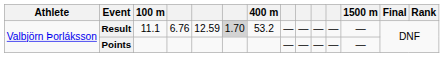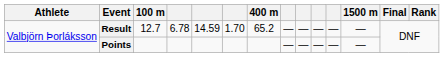(150, 29) 11.1 -> (150, 29) 12.7
(180, 29) 6.76 -> (180, 29) 6.78
(207, 29) 12.59 -> (207, 29) 14.59
(235, 29) lightgrey background -> (235, 29) no background
(264, 29) 53.2 -> (264, 29) 65.2
